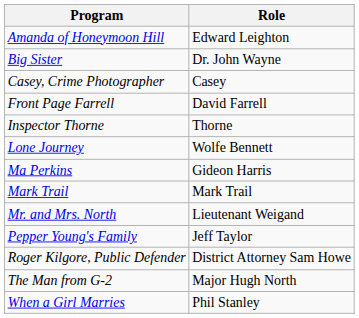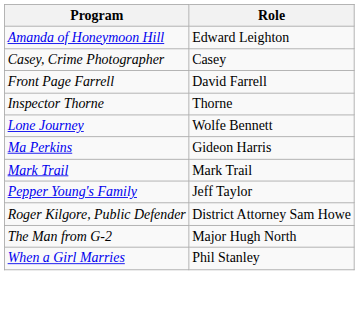- row: (35, 59)
- row: (62, 214)
